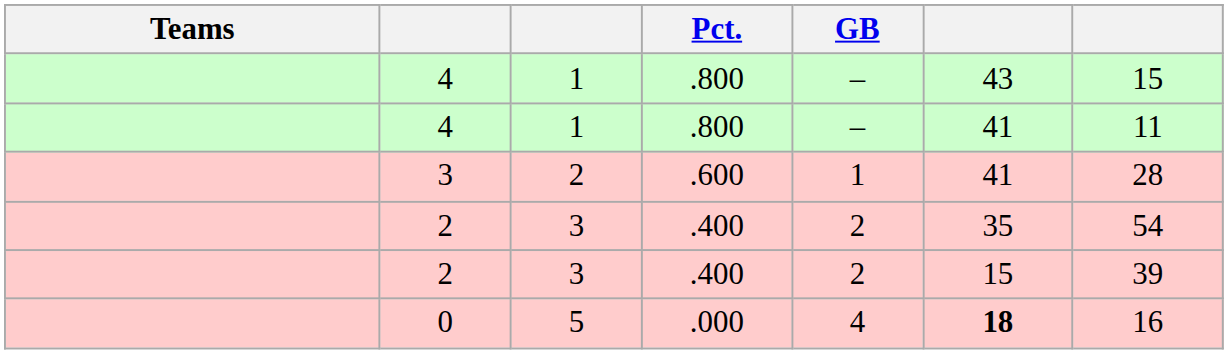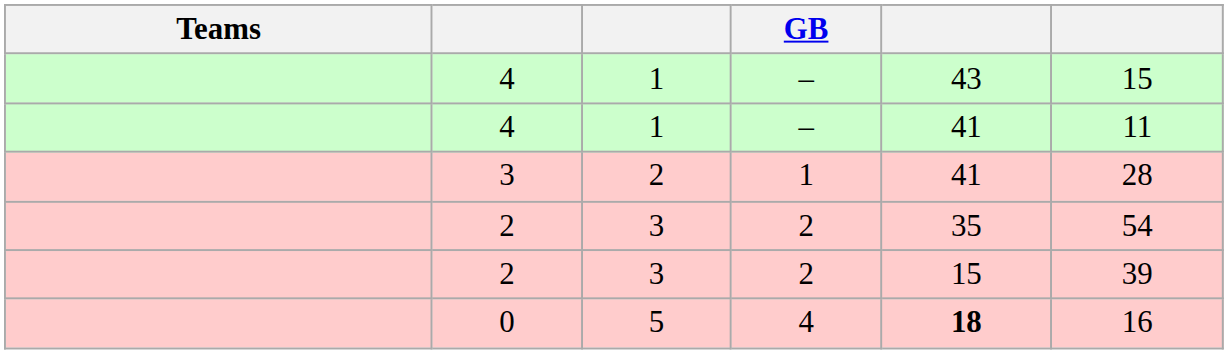- column: (717, 28)
